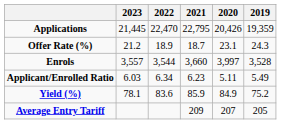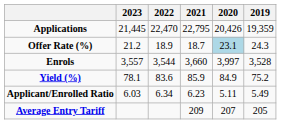(228, 45) no background -> (228, 45) lightblue background
rows swapped: (60, 94) <-> (60, 77)
